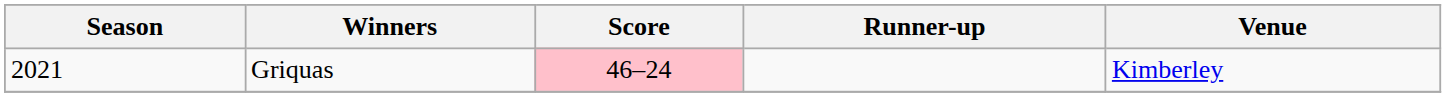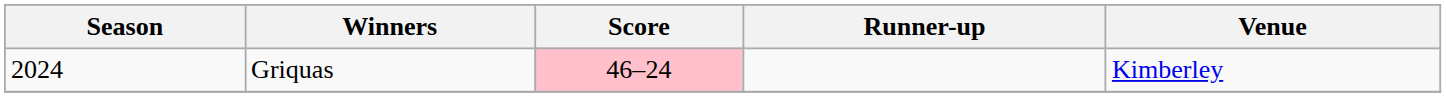(37, 69) 2021 -> (37, 69) 2024
